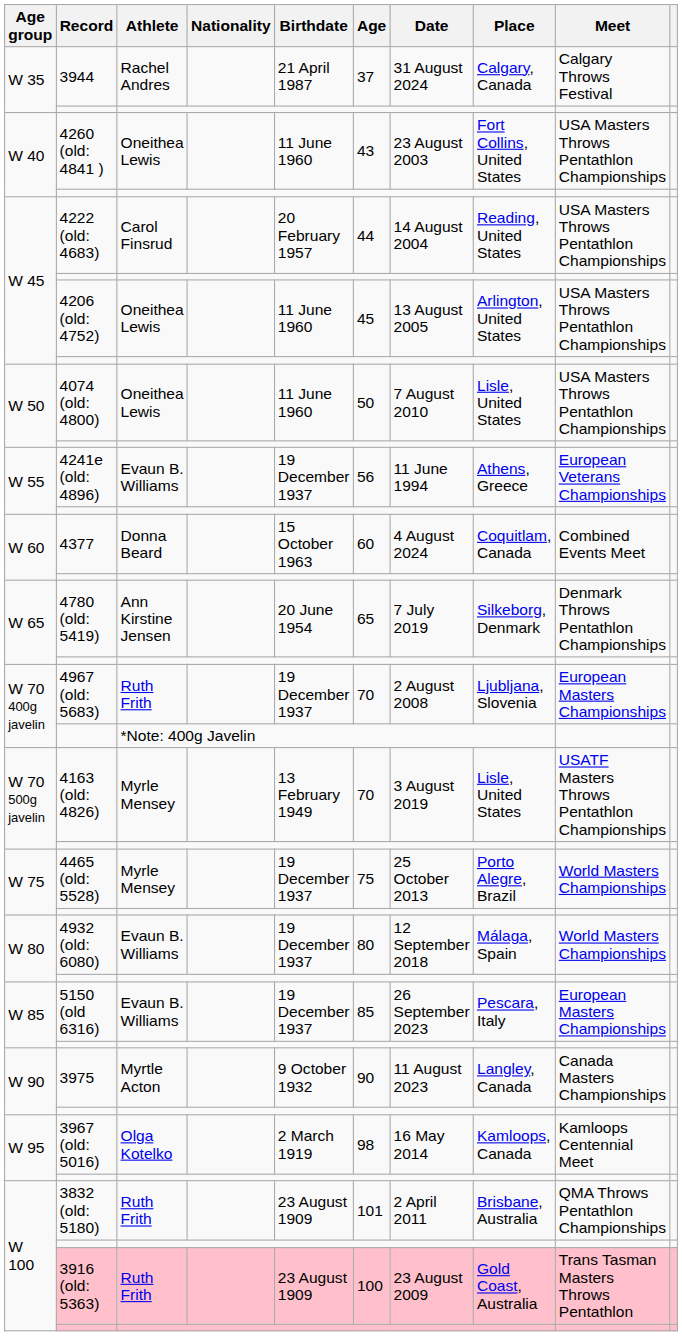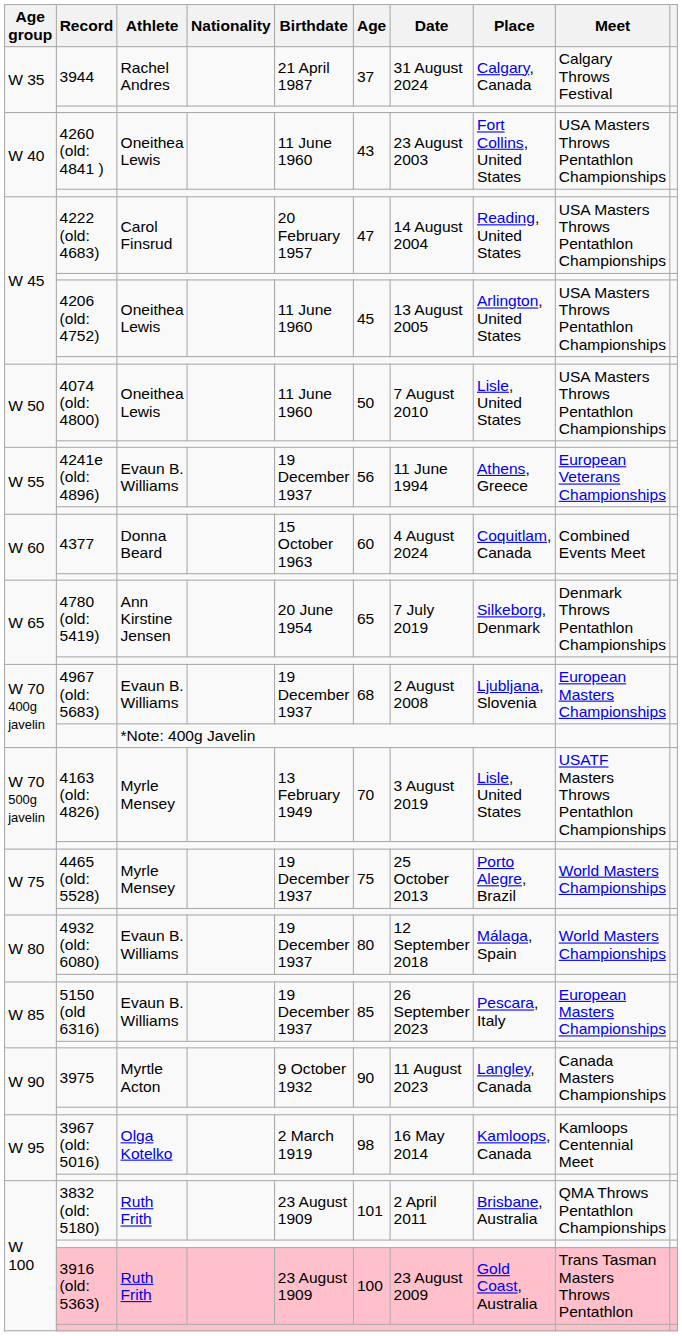(366, 235) 44 -> (366, 235) 47
(137, 694) Ruth Frith -> (152, 694) Evaun B. Williams
(366, 694) 70 -> (366, 694) 68
